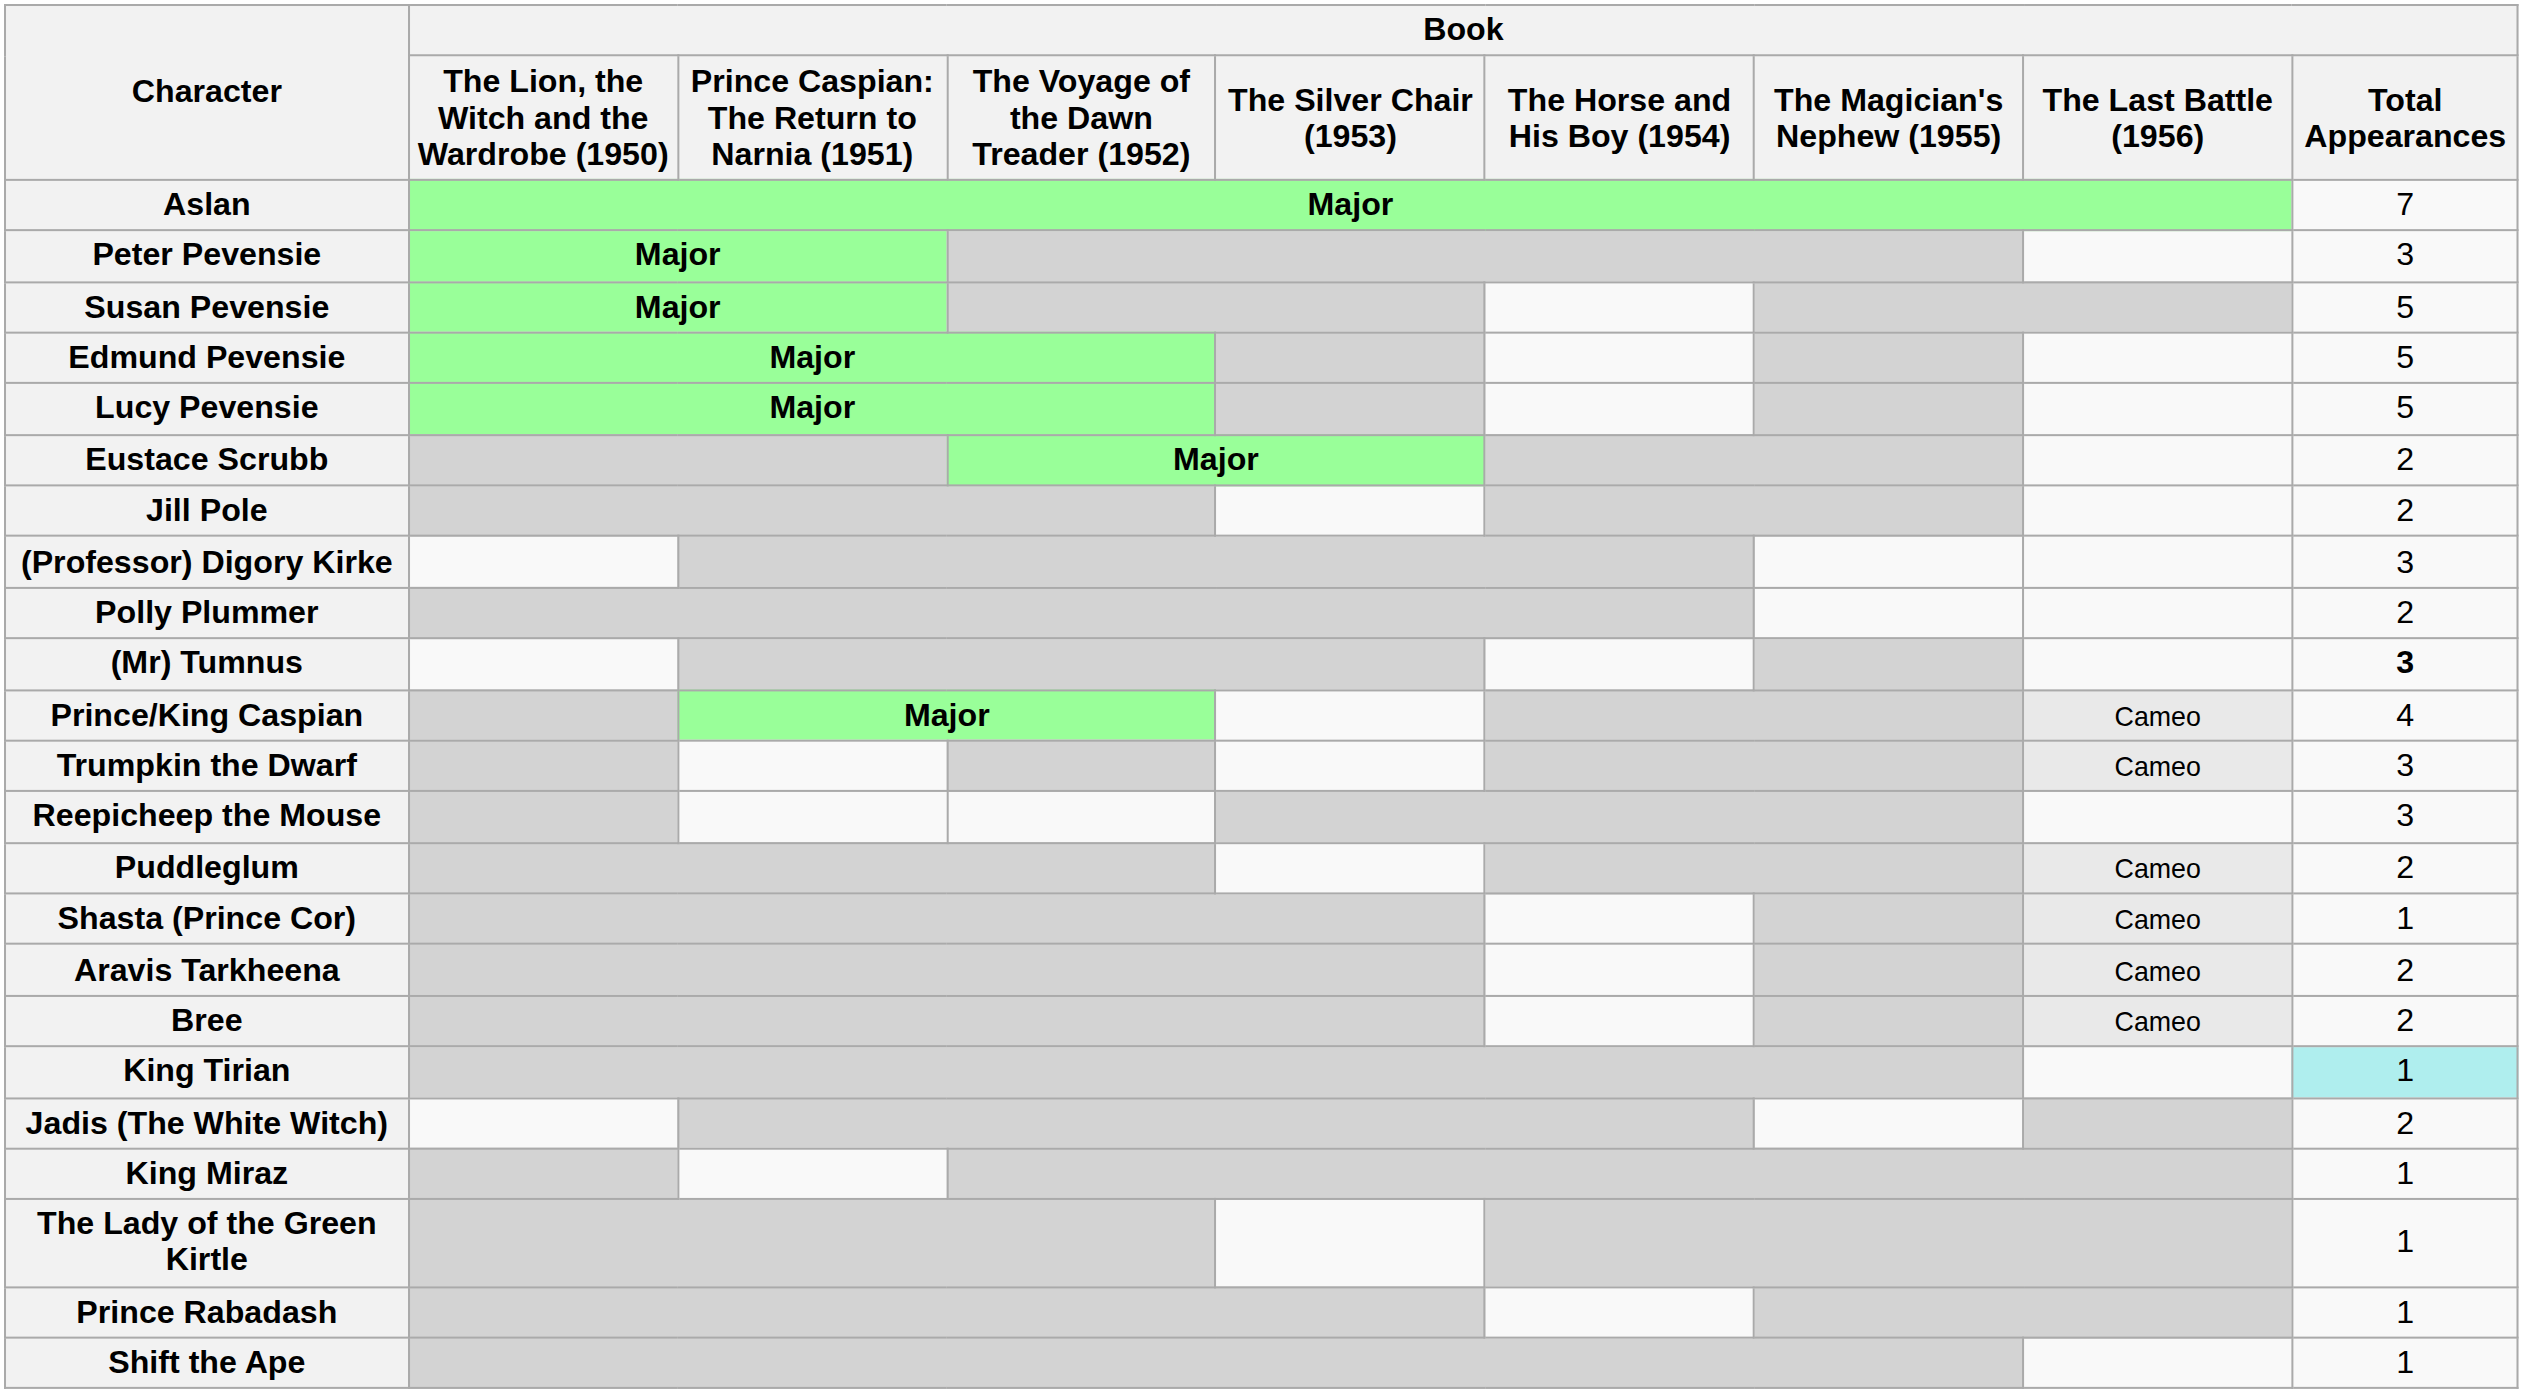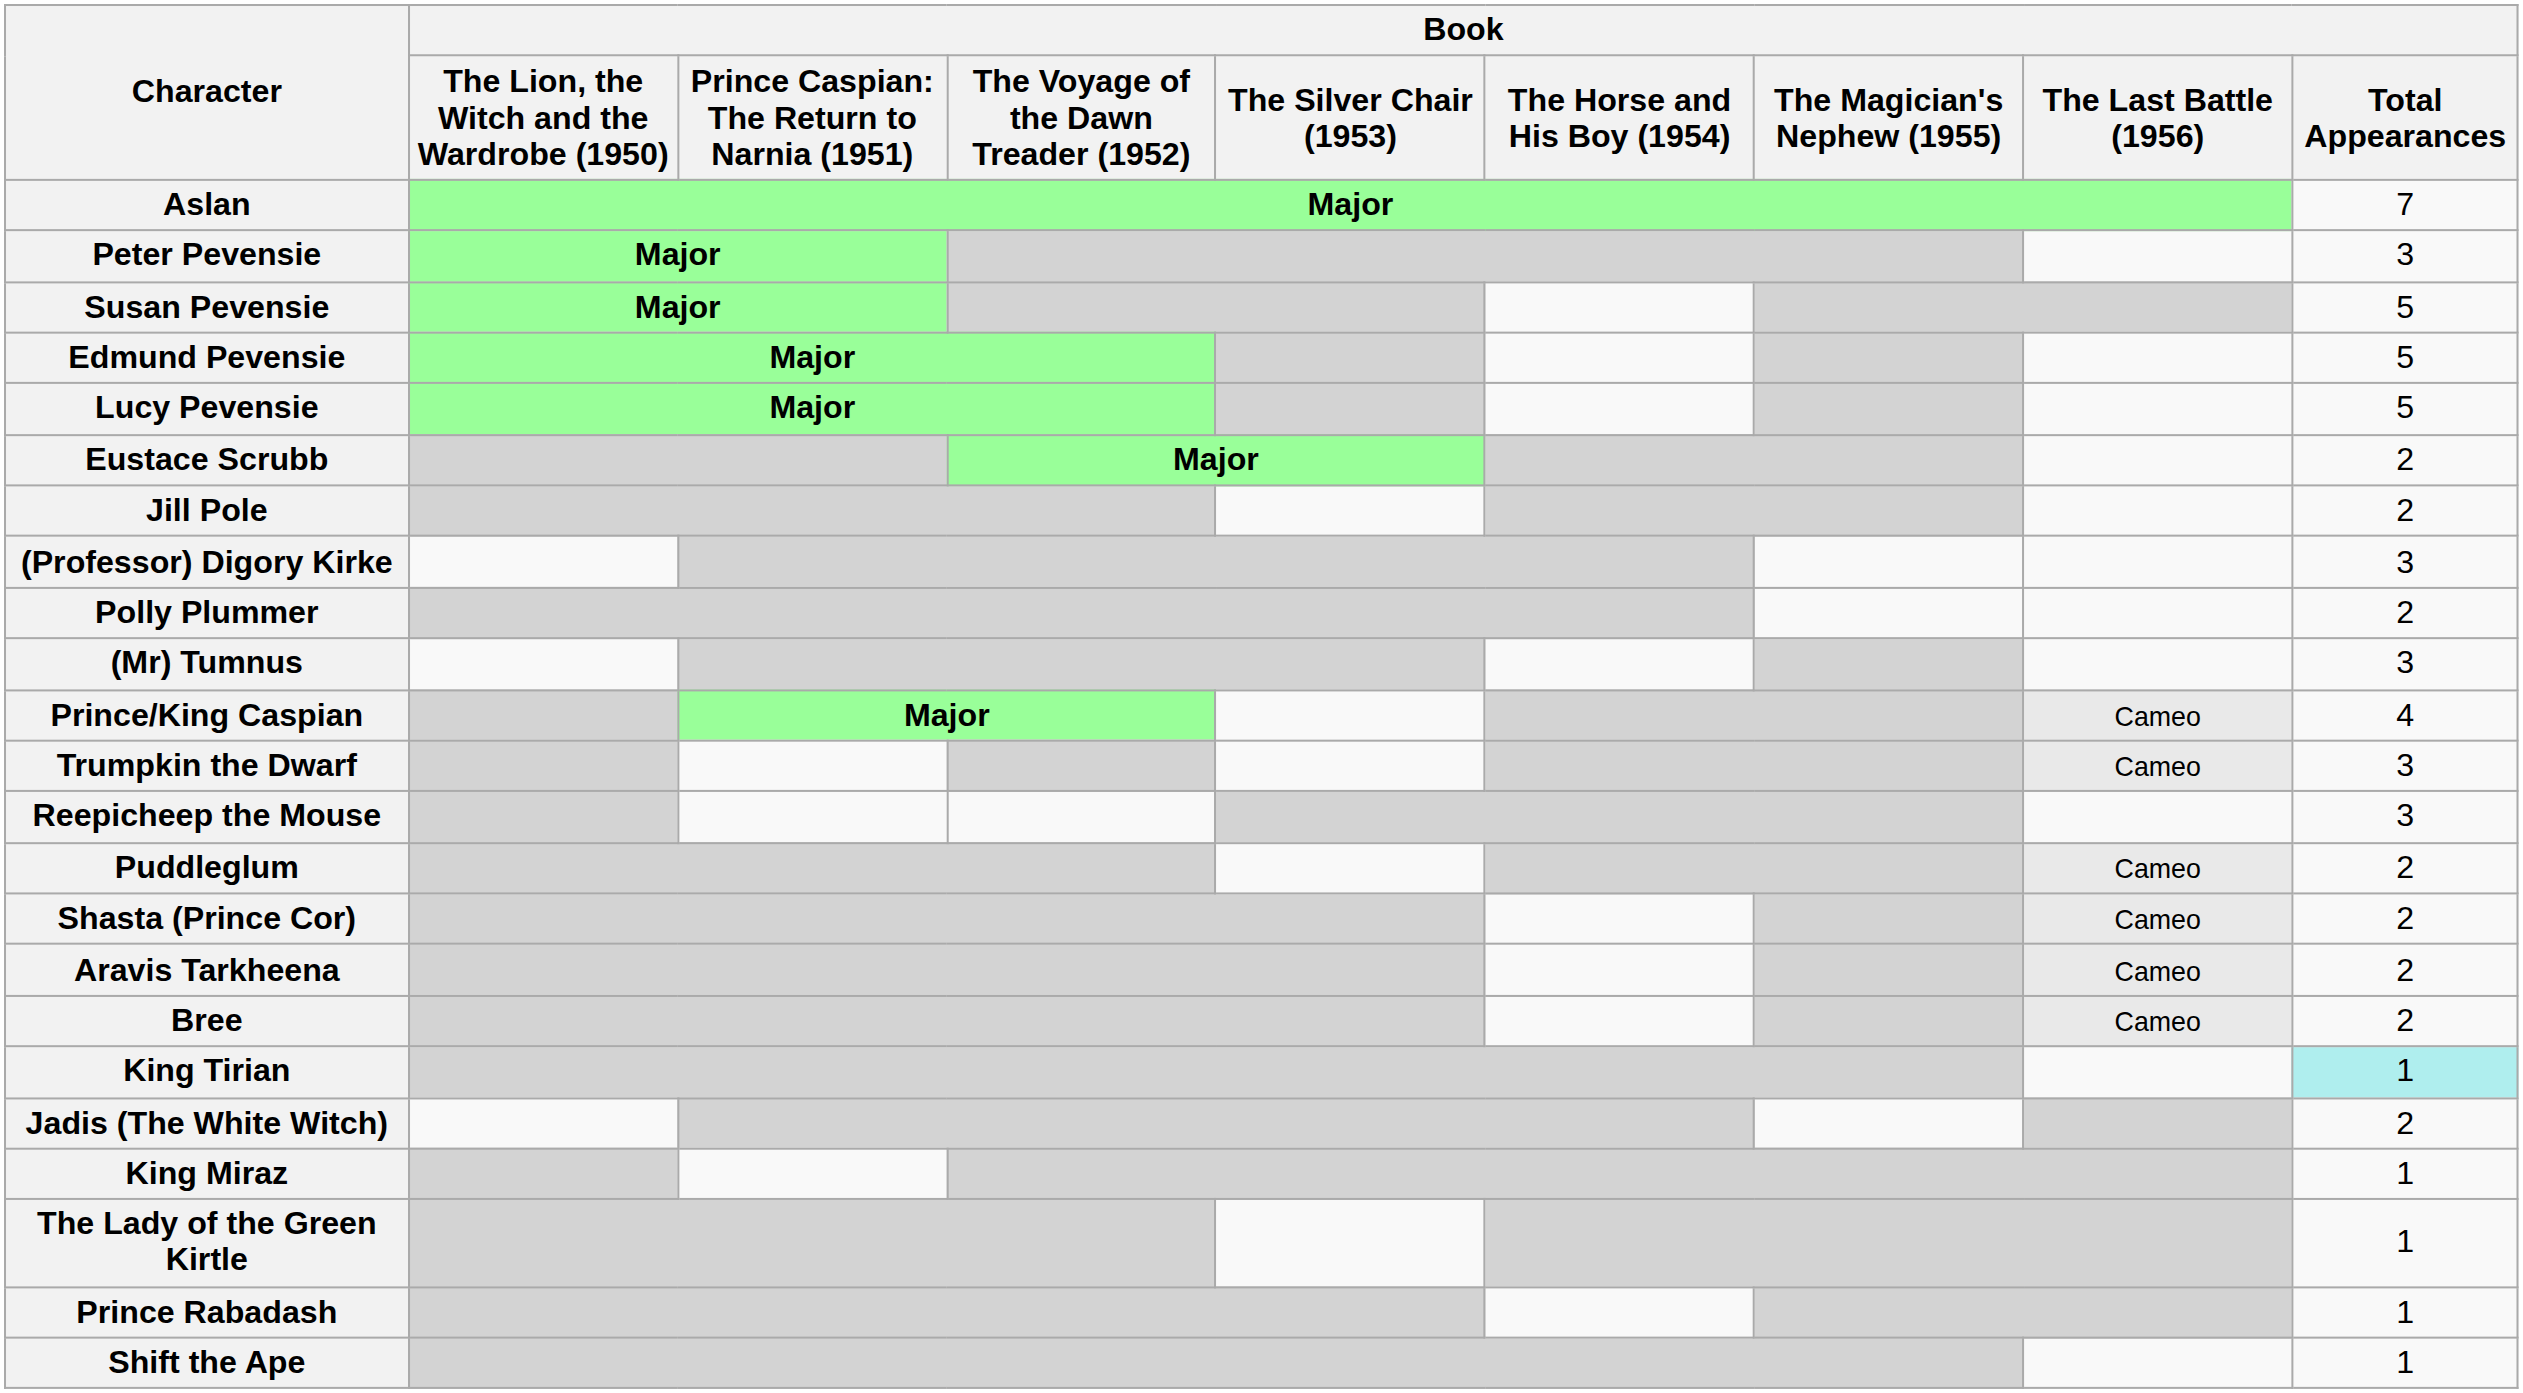(2405, 663) bold -> (2405, 663) normal
(2405, 918) 1 -> (2405, 918) 2
